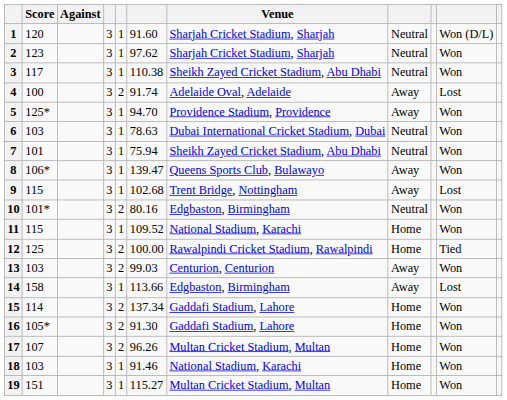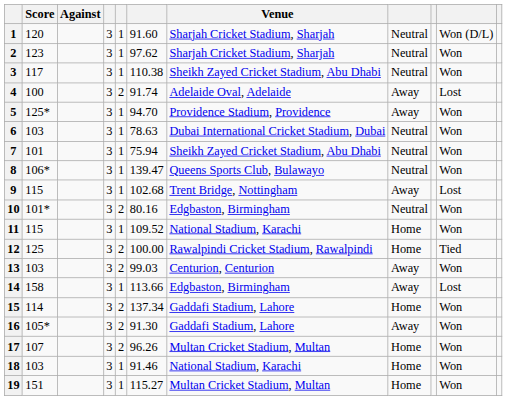(405, 170) Away -> (409, 170) Neutral
(406, 326) Home -> (405, 326) Away
